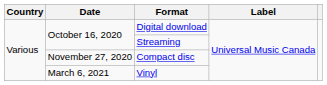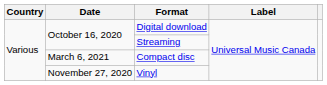(90, 57) November 27, 2020 -> (78, 57) March 6, 2021
(78, 73) March 6, 2021 -> (90, 73) November 27, 2020
